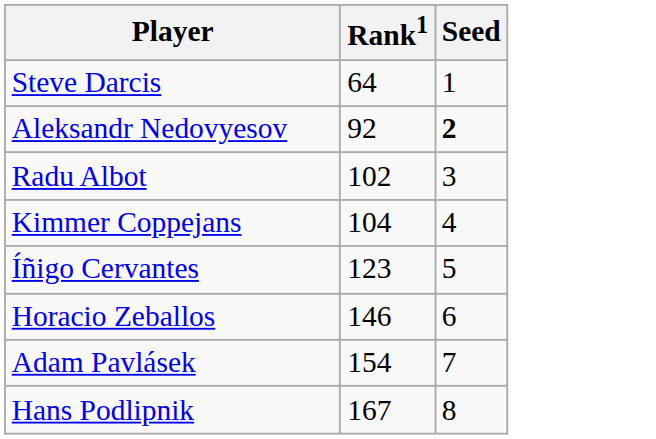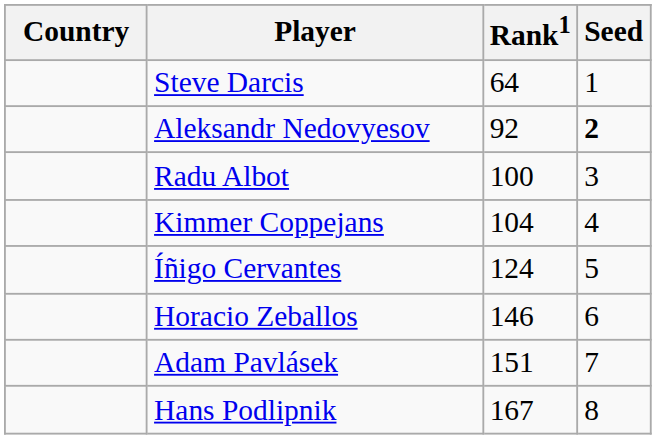+ column: (76, 31)
(369, 175) 102 -> (512, 175) 100
(369, 269) 123 -> (512, 269) 124
(369, 362) 154 -> (512, 362) 151
